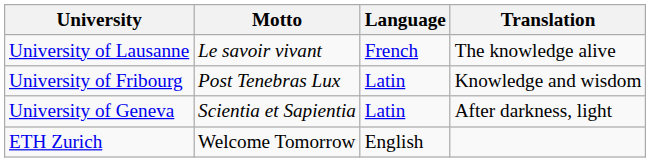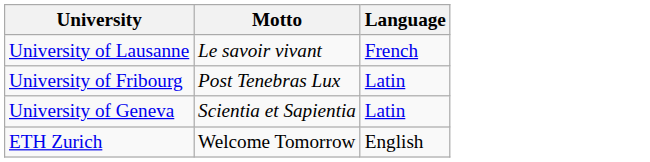- column: (548, 19)
